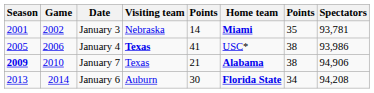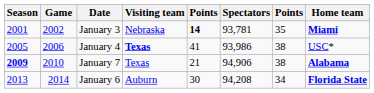columns swapped: (252, 12) <-> (343, 12)
(195, 29) normal -> (195, 29) bold
